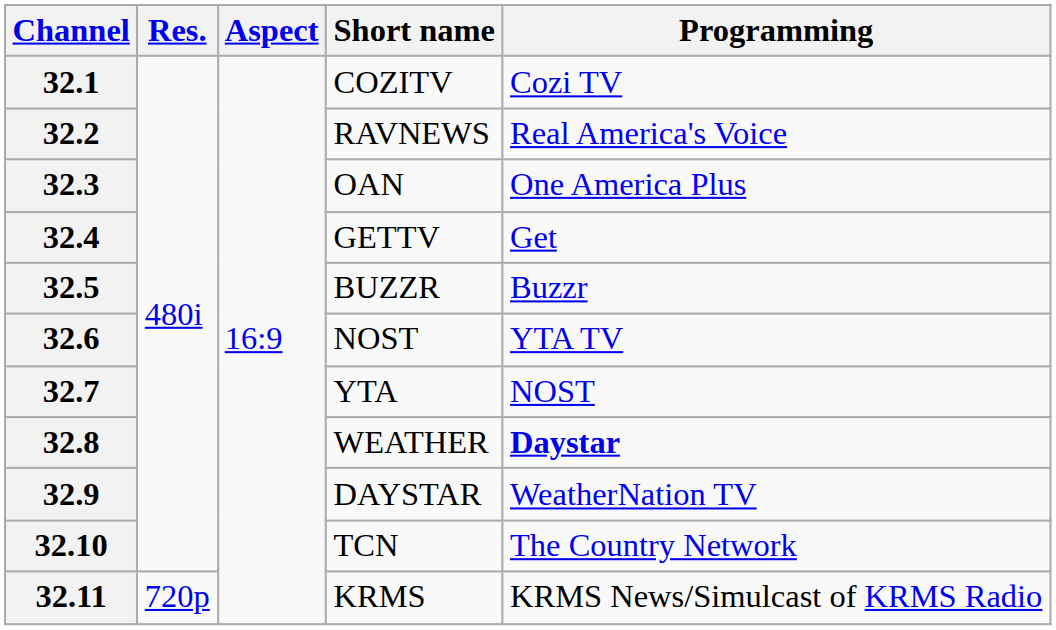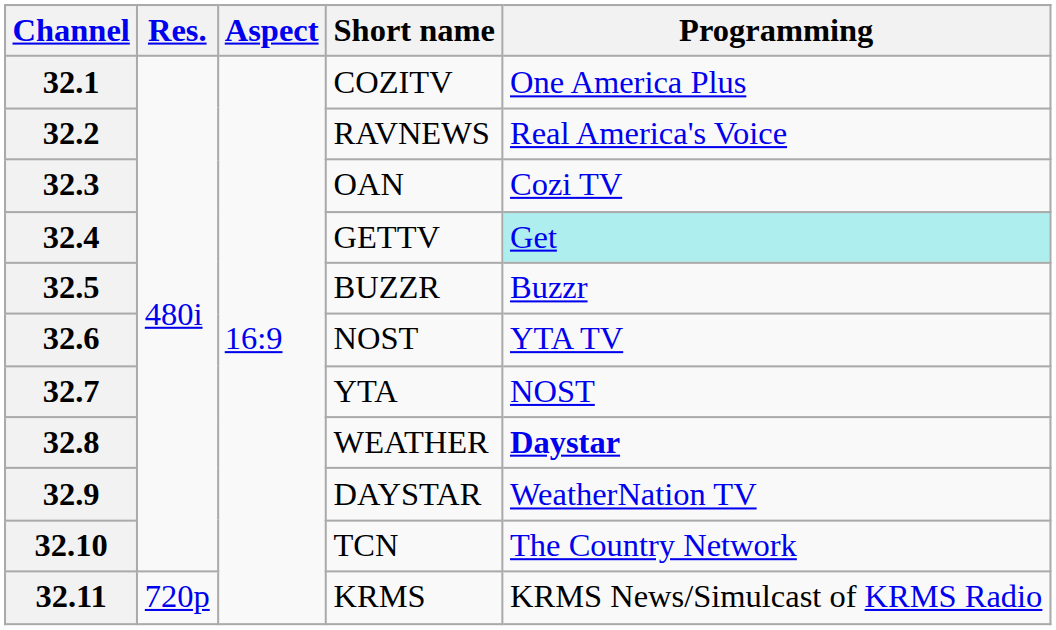(566, 81) Cozi TV -> (628, 81) One America Plus
(628, 184) One America Plus -> (566, 184) Cozi TV
(533, 236) no background -> (533, 236) paleturquoise background
